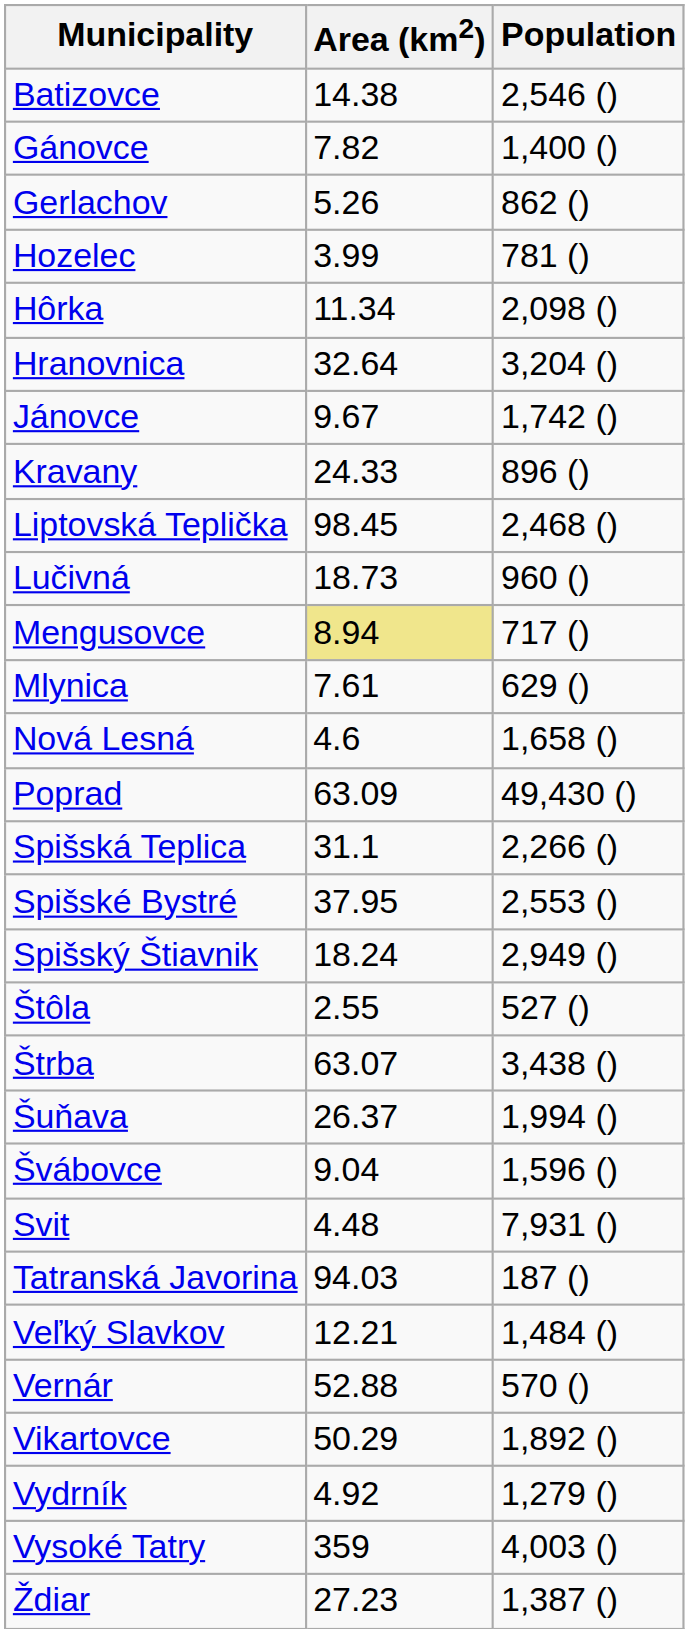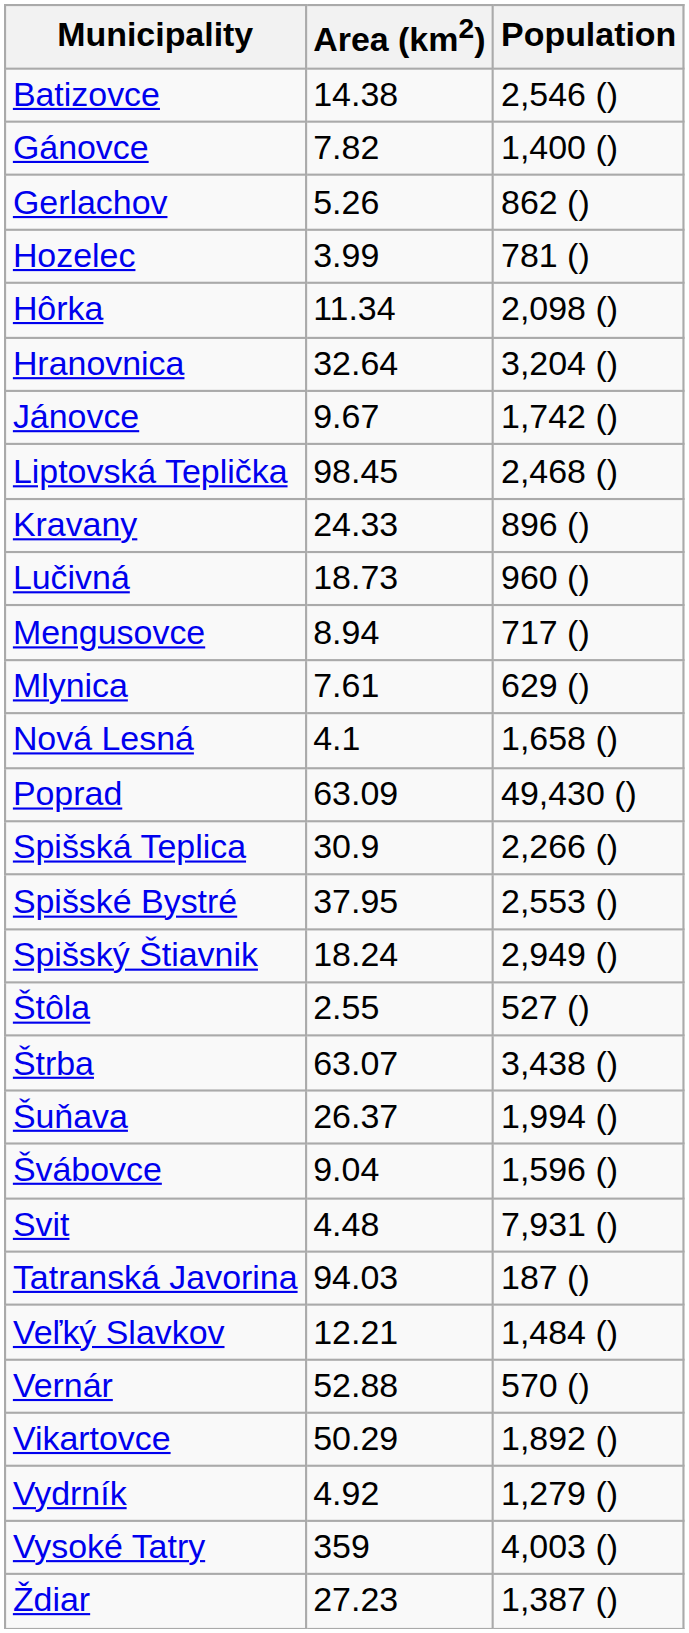rows swapped: (75, 470) <-> (150, 524)
(346, 632) khaki background -> (346, 632) no background
(337, 739) 4.6 -> (337, 739) 4.1
(346, 847) 31.1 -> (346, 847) 30.9
